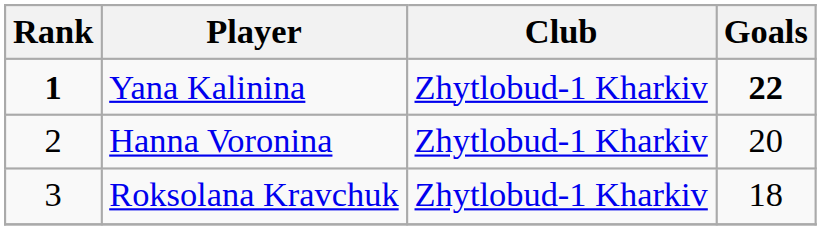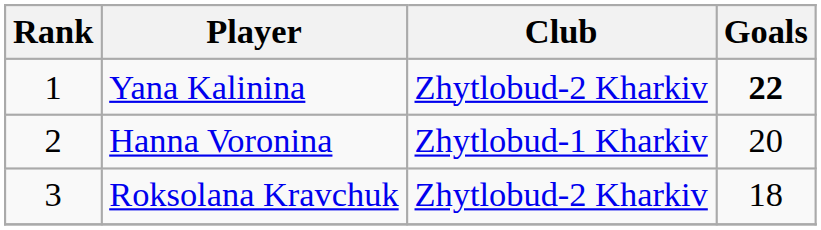(53, 86) bold -> (53, 86) normal
(561, 86) Zhytlobud-1 Kharkiv -> (561, 86) Zhytlobud-2 Kharkiv
(561, 195) Zhytlobud-1 Kharkiv -> (561, 195) Zhytlobud-2 Kharkiv
